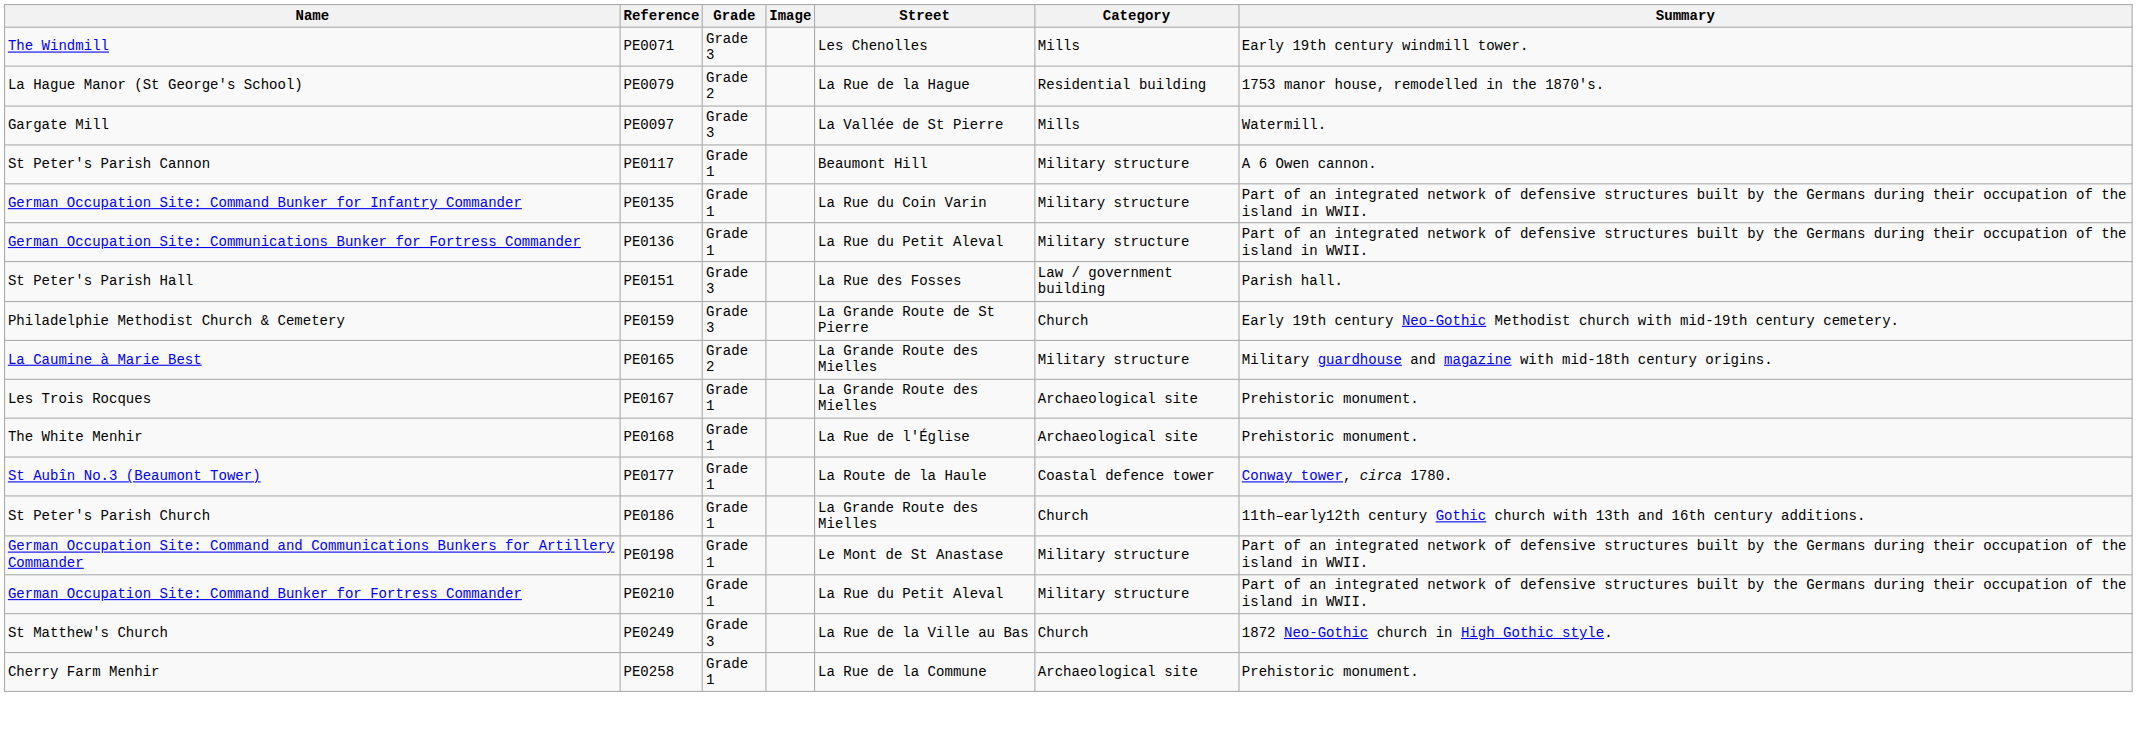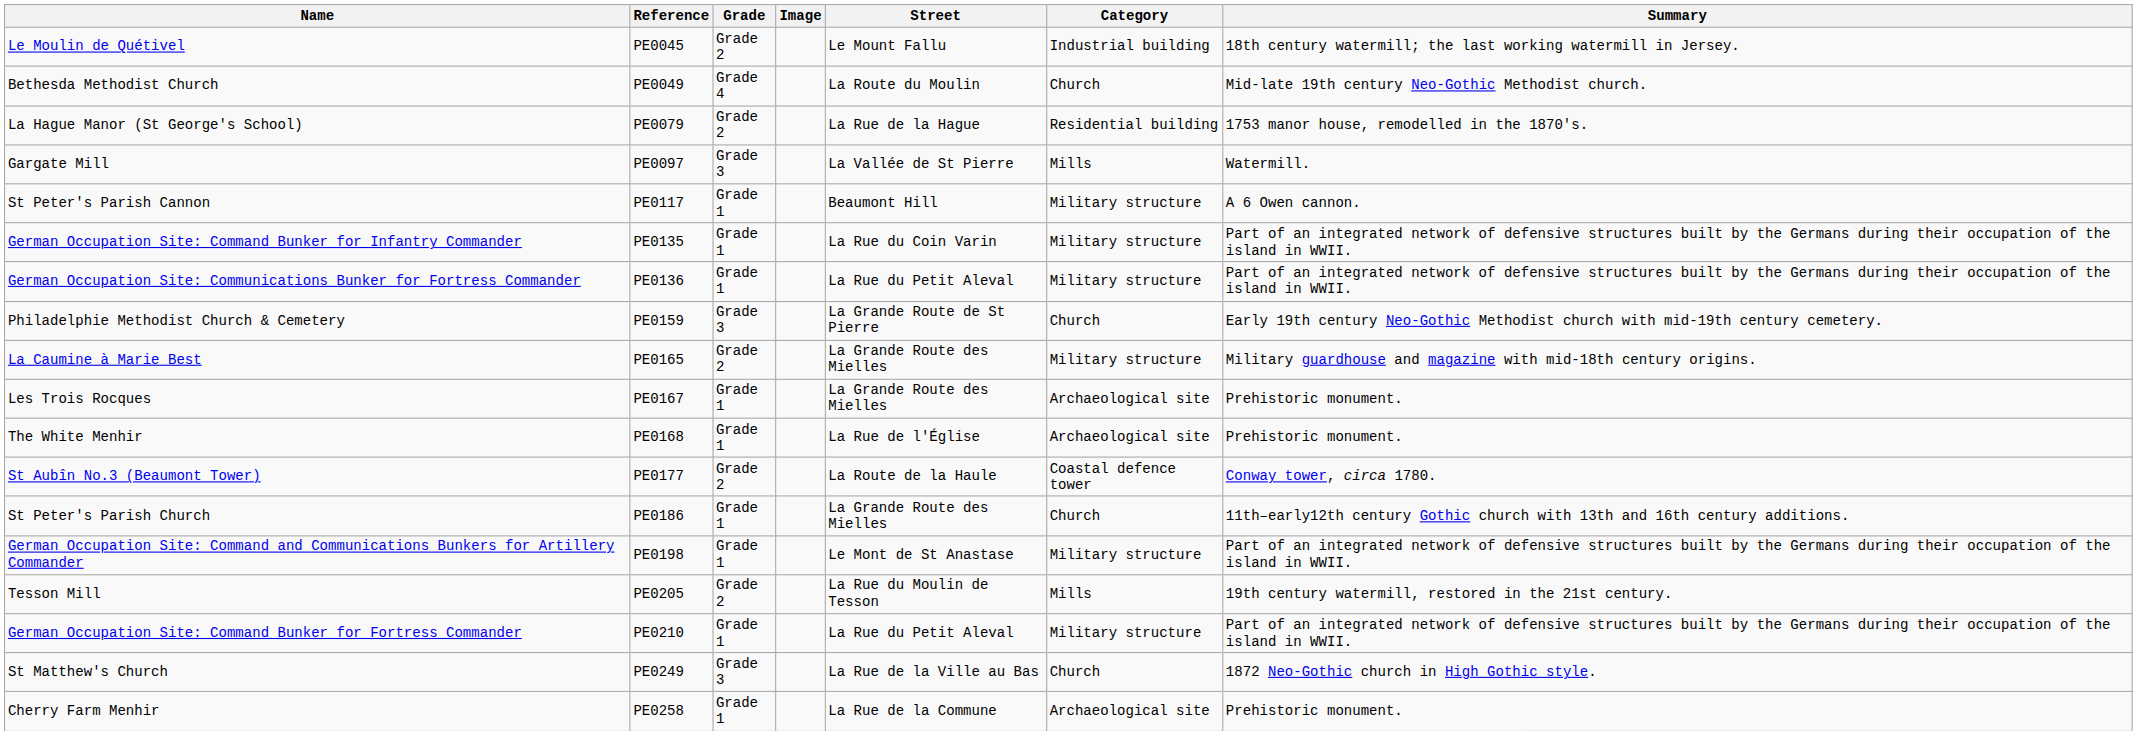+ row: (96, 47)
+ row: (113, 86)
- row: (58, 47)
- row: (101, 281)
(727, 477) Grade 1 -> (737, 477) Grade 2
+ row: (54, 594)
